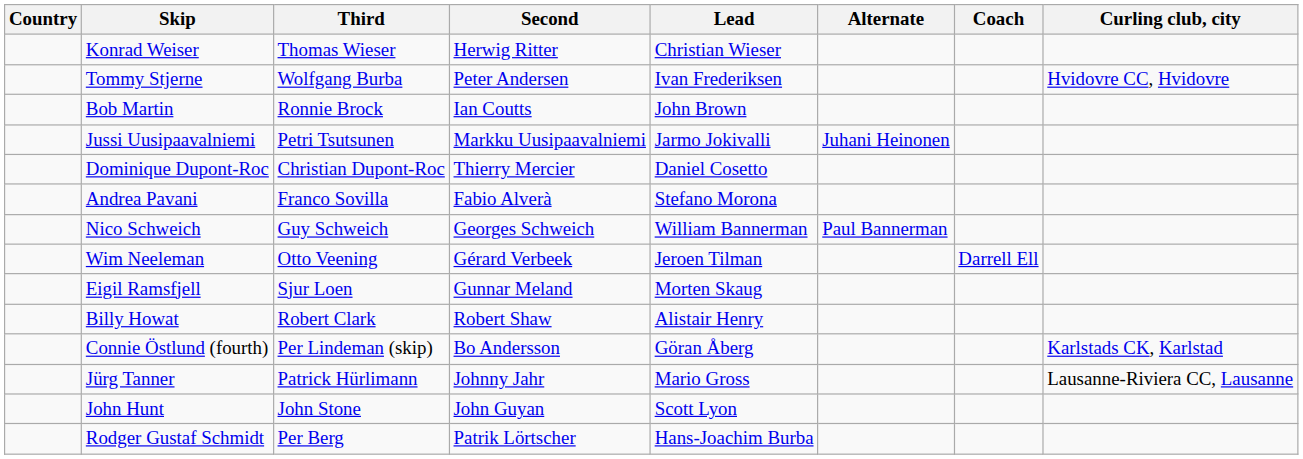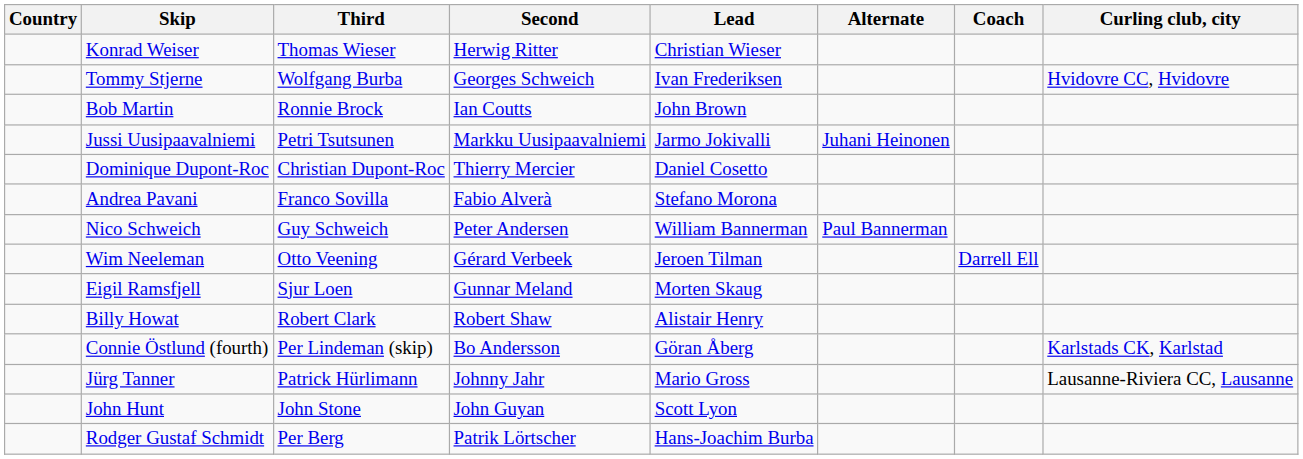(511, 79) Peter Andersen -> (524, 79) Georges Schweich
(524, 229) Georges Schweich -> (511, 229) Peter Andersen
